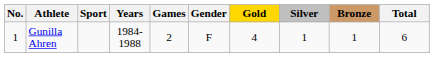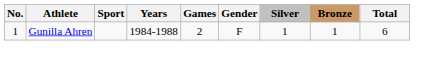- column: (254, 13)
